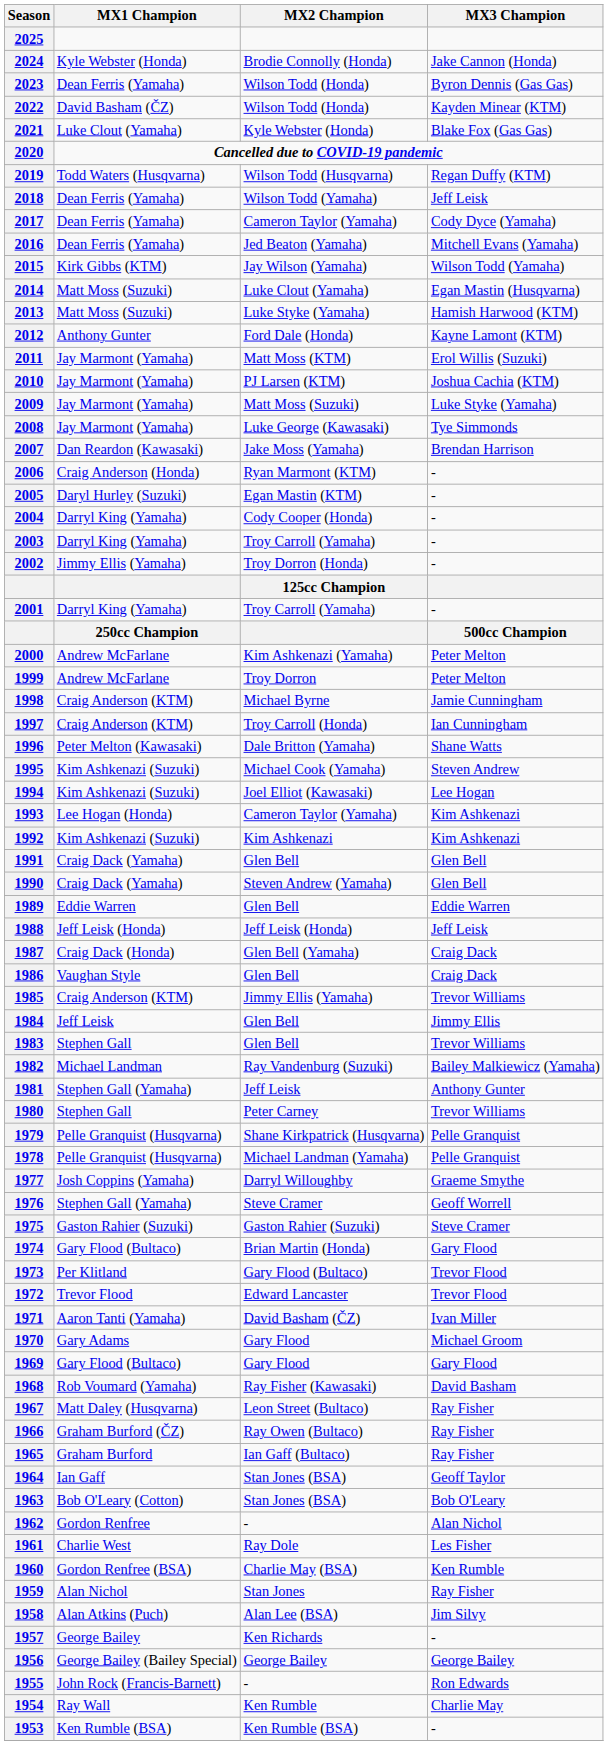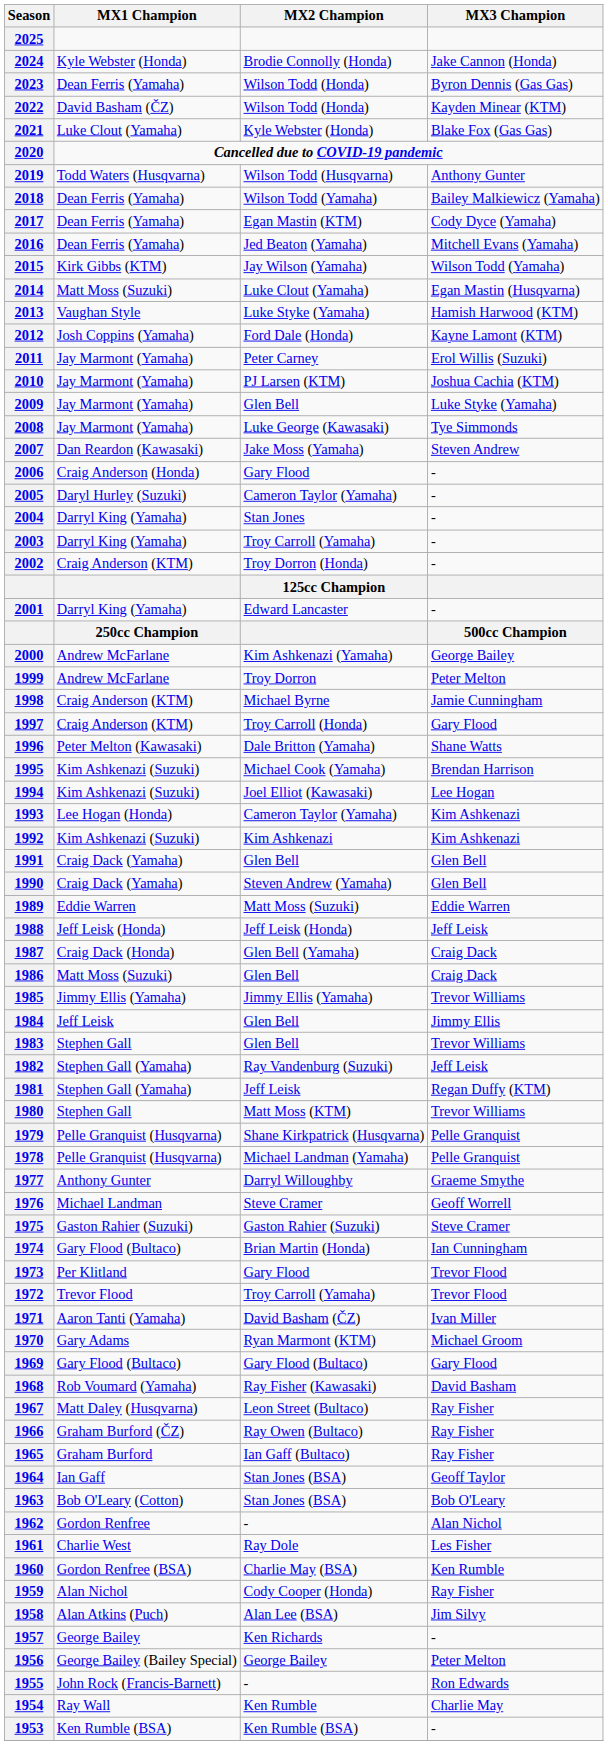(491, 175) Regan Duffy (KTM) -> (478, 175) Anthony Gunter
(459, 198) Jeff Leisk -> (515, 198) Bailey Malkiewicz (Yamaha)
(320, 221) Cameron Taylor (Yamaha) -> (303, 221) Egan Mastin (KTM)
(114, 312) Matt Moss (Suzuki) -> (99, 312) Vaughan Style
(104, 335) Anthony Gunter -> (125, 335) Josh Coppins (Yamaha)
(297, 358) Matt Moss (KTM) -> (281, 358) Peter Carney
(301, 404) Matt Moss (Suzuki) -> (271, 404) Glen Bell
(482, 449) Brendan Harrison -> (475, 449) Steven Andrew
(310, 472) Ryan Marmont (KTM) -> (277, 472) Gary Flood
(303, 495) Egan Mastin (KTM) -> (320, 495) Cameron Taylor (Yamaha)
(308, 518) Cody Cooper (Honda) -> (274, 518) Stan Jones
(121, 564) Jimmy Ellis (Yamaha) -> (125, 564) Craig Anderson (KTM)
(309, 609) Troy Carroll (Yamaha) -> (296, 609) Edward Lancaster
(468, 655) Peter Melton -> (473, 655) George Bailey
(479, 723) Ian Cunningham -> (464, 723) Gary Flood
(475, 769) Steven Andrew -> (482, 769) Brendan Harrison
(271, 906) Glen Bell -> (301, 906) Matt Moss (Suzuki)
(99, 975) Vaughan Style -> (114, 975) Matt Moss (Suzuki)
(125, 997) Craig Anderson (KTM) -> (121, 997) Jimmy Ellis (Yamaha)
(109, 1066) Michael Landman -> (124, 1066) Stephen Gall (Yamaha)
(515, 1066) Bailey Malkiewicz (Yamaha) -> (459, 1066) Jeff Leisk
(478, 1089) Anthony Gunter -> (491, 1089) Regan Duffy (KTM)
(281, 1112) Peter Carney -> (297, 1112) Matt Moss (KTM)
(125, 1180) Josh Coppins (Yamaha) -> (104, 1180) Anthony Gunter
(124, 1203) Stephen Gall (Yamaha) -> (109, 1203) Michael Landman
(464, 1249) Gary Flood -> (479, 1249) Ian Cunningham
(306, 1271) Gary Flood (Bultaco) -> (277, 1271) Gary Flood
(296, 1294) Edward Lancaster -> (309, 1294) Troy Carroll (Yamaha)
(277, 1340) Gary Flood -> (310, 1340) Ryan Marmont (KTM)
(277, 1363) Gary Flood -> (306, 1363) Gary Flood (Bultaco)
(274, 1591) Stan Jones -> (308, 1591) Cody Cooper (Honda)
(473, 1660) George Bailey -> (468, 1660) Peter Melton
